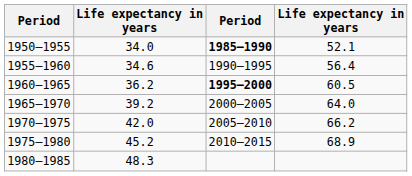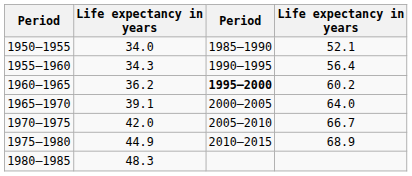(240, 47) bold -> (240, 47) normal
(140, 66) 34.6 -> (140, 66) 34.3
(341, 85) 60.5 -> (341, 85) 60.2
(140, 104) 39.2 -> (140, 104) 39.1
(341, 123) 66.2 -> (341, 123) 66.7
(140, 142) 45.2 -> (140, 142) 44.9
